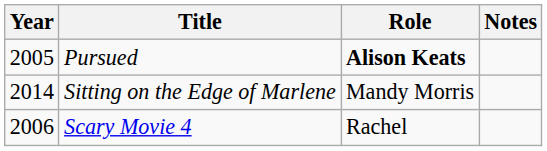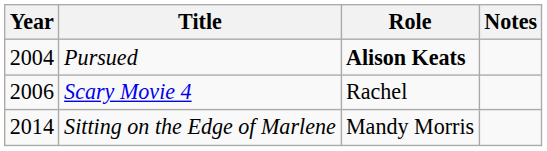(32, 57) 2005 -> (32, 57) 2004
rows swapped: (128, 127) <-> (200, 92)
